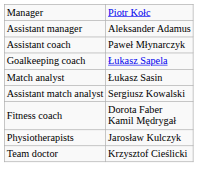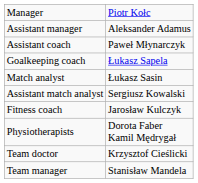(142, 115) Dorota Faber Kamil Mędrygał -> (145, 110) Jarosław Kulczyk
(145, 137) Jarosław Kulczyk -> (142, 132) Dorota Faber Kamil Mędrygał
+ row: (37, 170)
